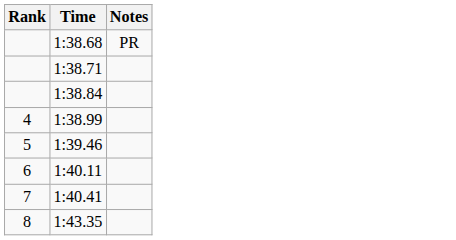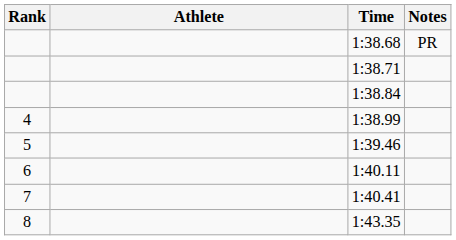+ column: (199, 17)
